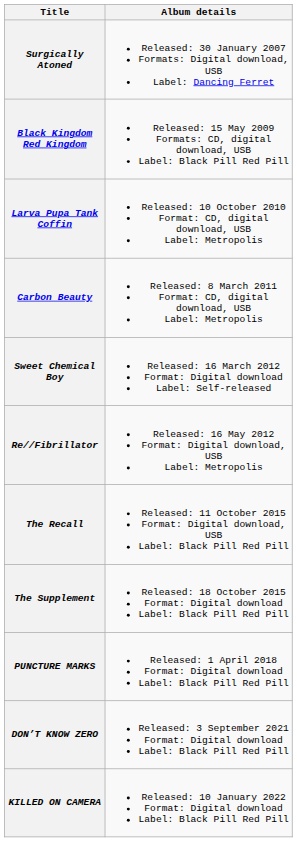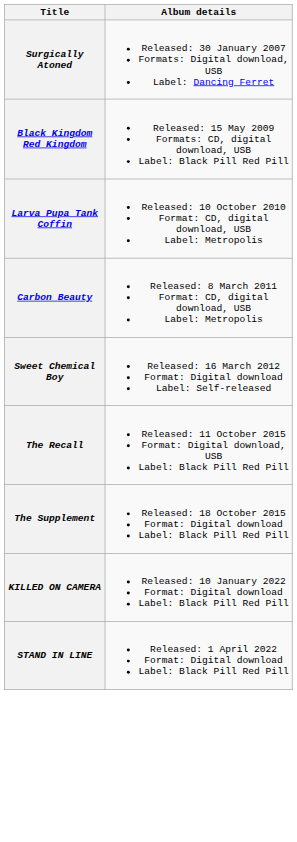- row: (55, 445)
- row: (55, 667)
- row: (55, 735)
+ row: (55, 655)
